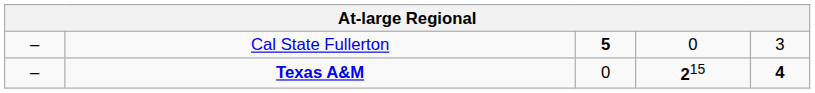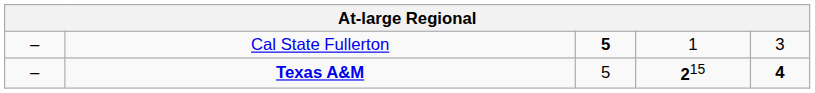(693, 45) 0 -> (693, 45) 1
(606, 73) 0 -> (606, 73) 5
